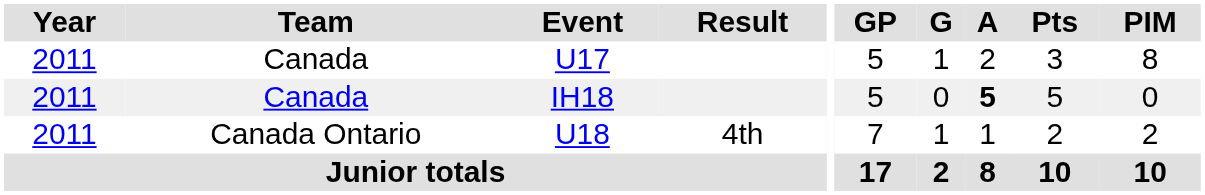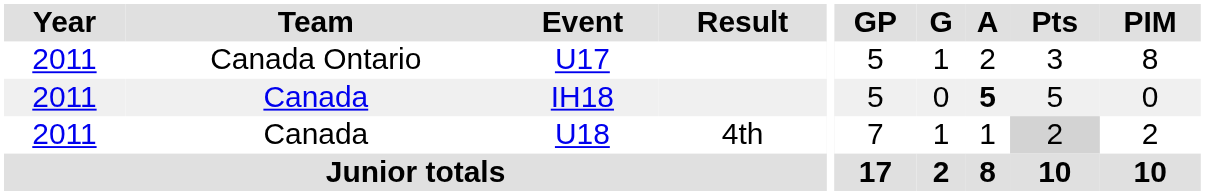(316, 59) Canada -> (316, 59) Canada Ontario
(316, 134) Canada Ontario -> (316, 134) Canada
(1055, 134) no background -> (1055, 134) lightgrey background
